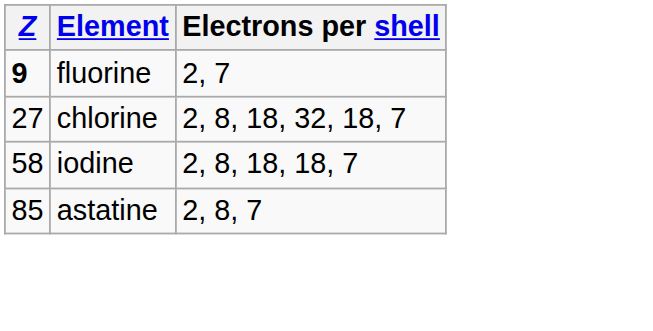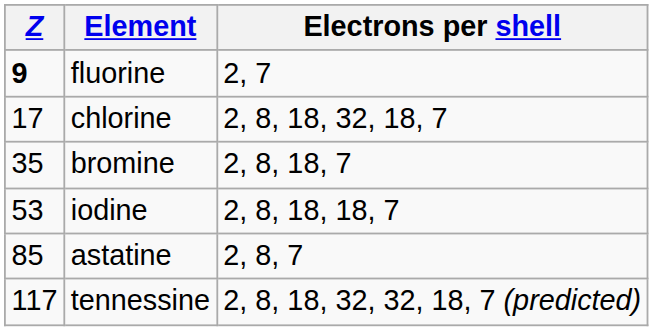(28, 118) 27 -> (28, 118) 17
+ row: (123, 164)
(28, 164) 58 -> (28, 210) 53
+ row: (140, 301)
